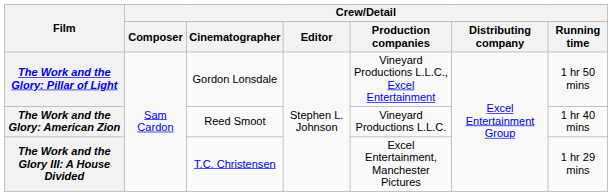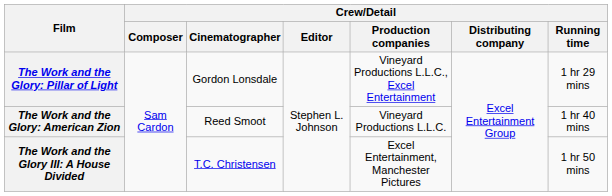(578, 79) 1 hr 50 mins -> (578, 79) 1 hr 29 mins
(578, 164) 1 hr 29 mins -> (578, 164) 1 hr 50 mins
